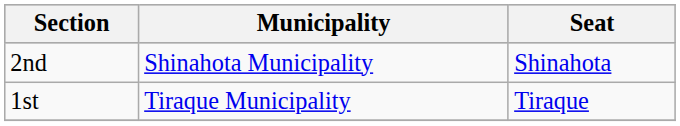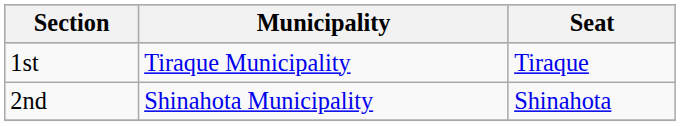rows swapped: (25, 100) <-> (29, 62)
